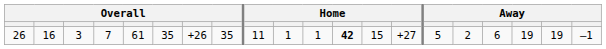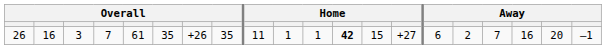(438, 36) 5 -> (438, 36) 6
(497, 36) 6 -> (497, 36) 7
(527, 36) 19 -> (527, 36) 16
(557, 36) 19 -> (557, 36) 20
